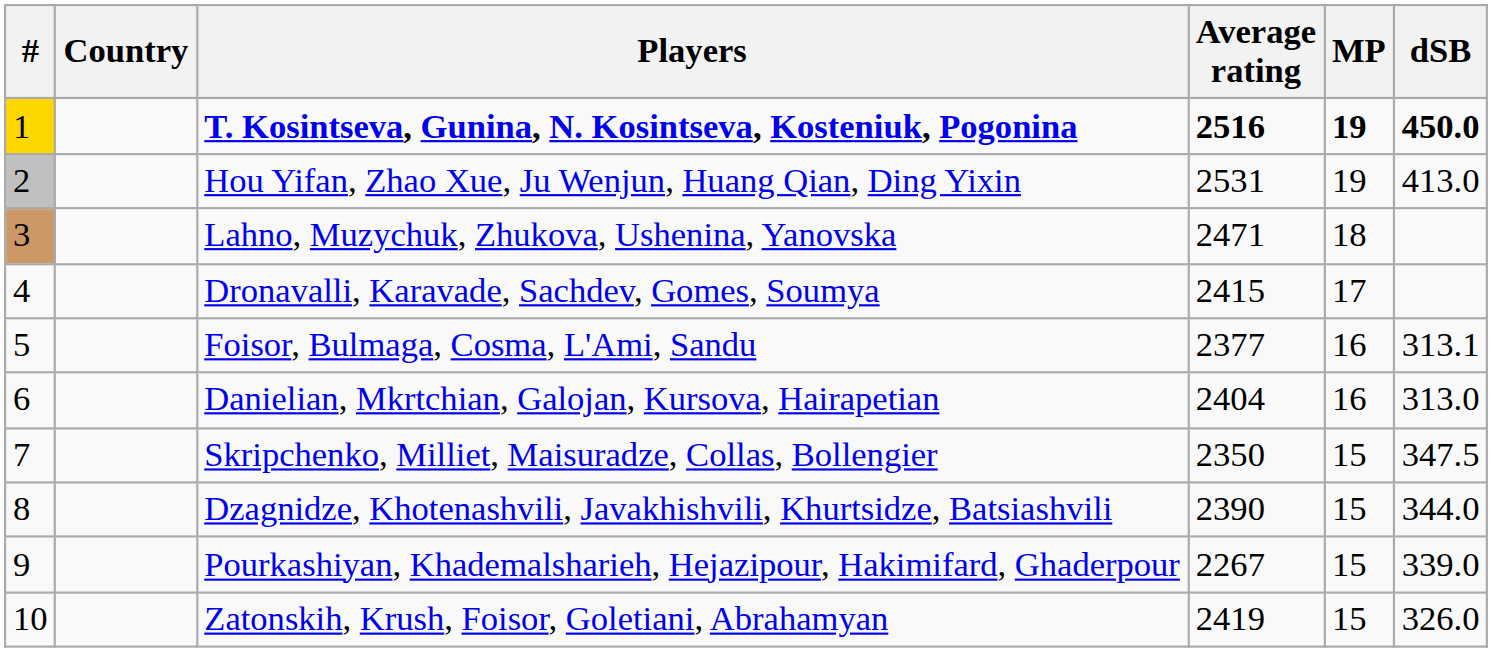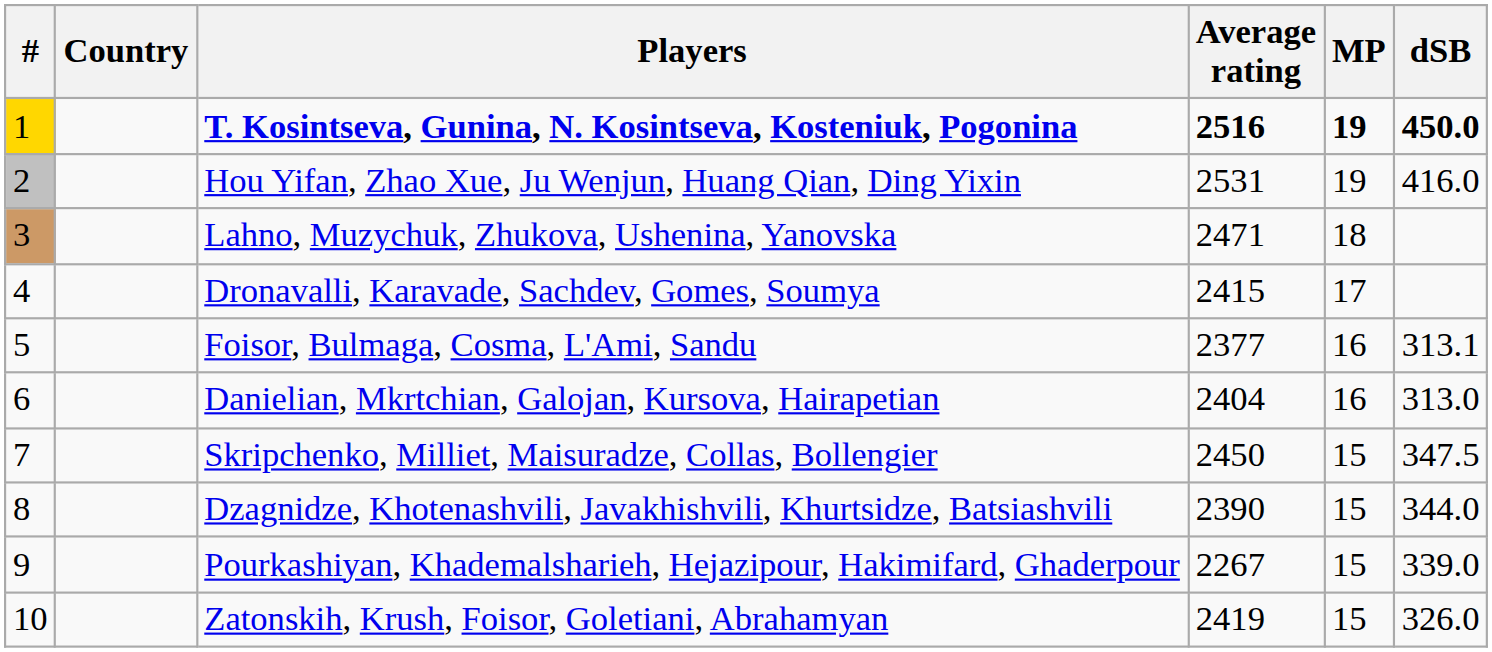(1441, 180) 413.0 -> (1441, 180) 416.0
(1230, 454) 2350 -> (1230, 454) 2450
